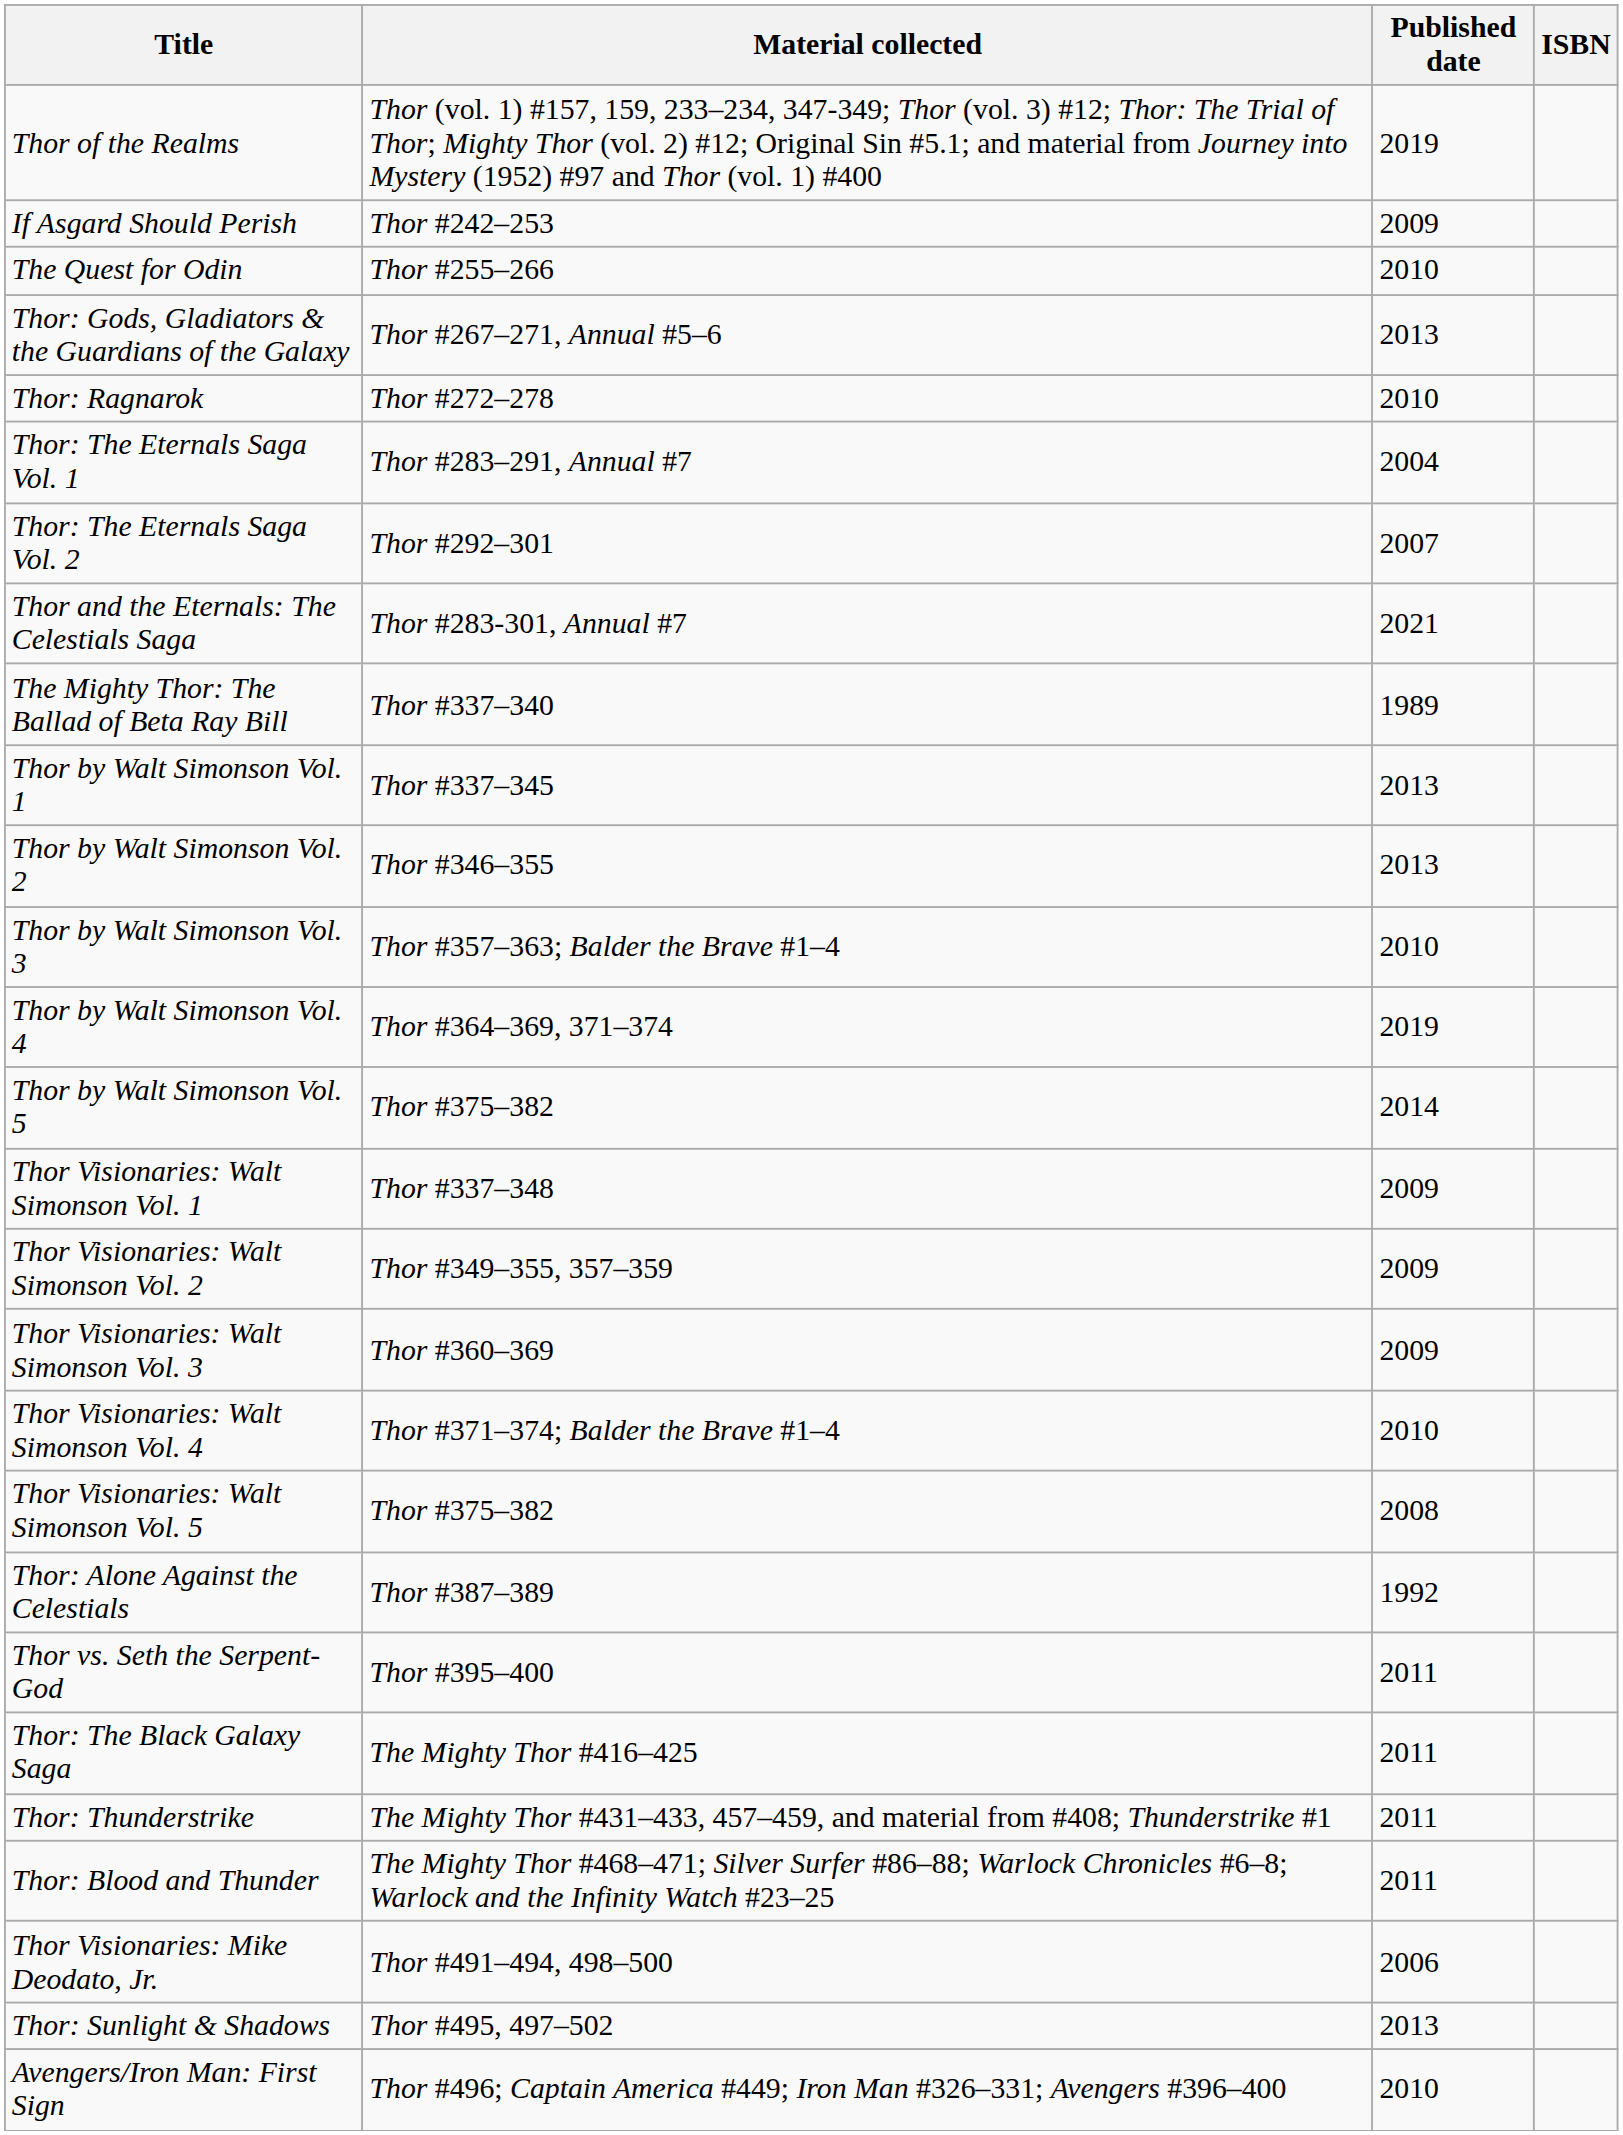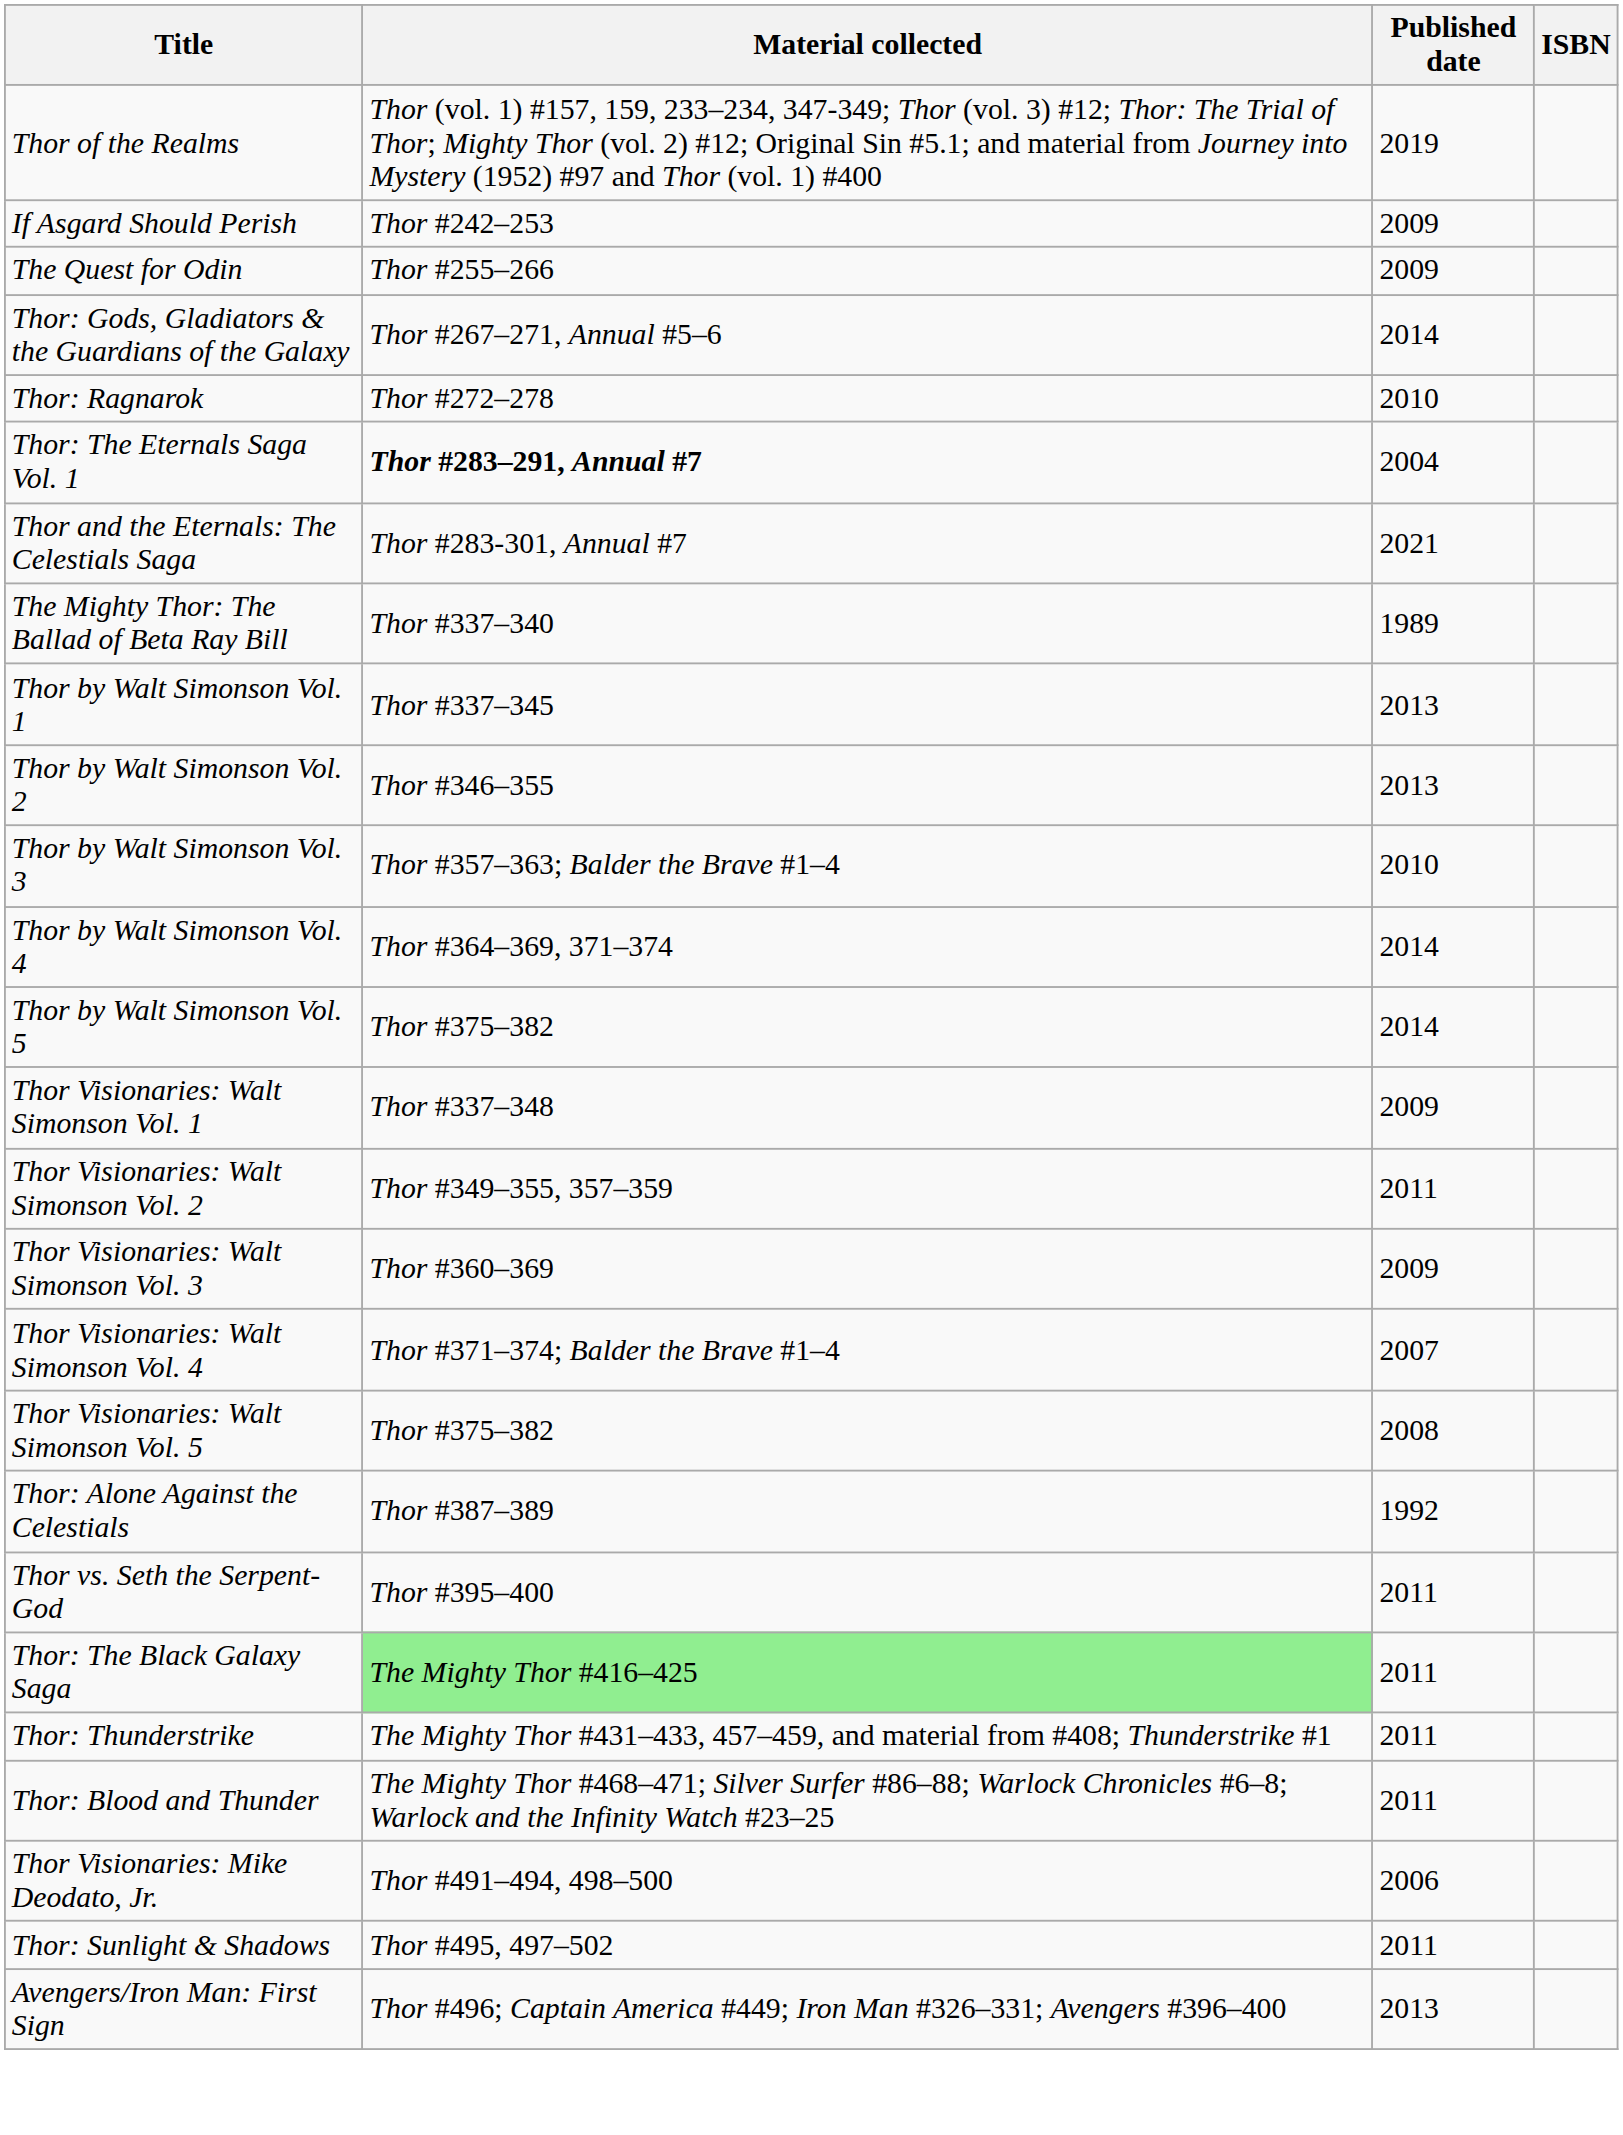(1409, 270) 2010 -> (1409, 270) 2009
(1409, 334) 2013 -> (1409, 334) 2014
(531, 461) normal -> (536, 461) bold
- row: (159, 542)
(1409, 1026) 2019 -> (1409, 946) 2014
(1409, 1268) 2009 -> (1409, 1188) 2011
(1409, 1430) 2010 -> (1409, 1349) 2007
(534, 1752) no background -> (534, 1672) lightgreen background
(1409, 2025) 2013 -> (1409, 1944) 2011
(1409, 2089) 2010 -> (1409, 2008) 2013
